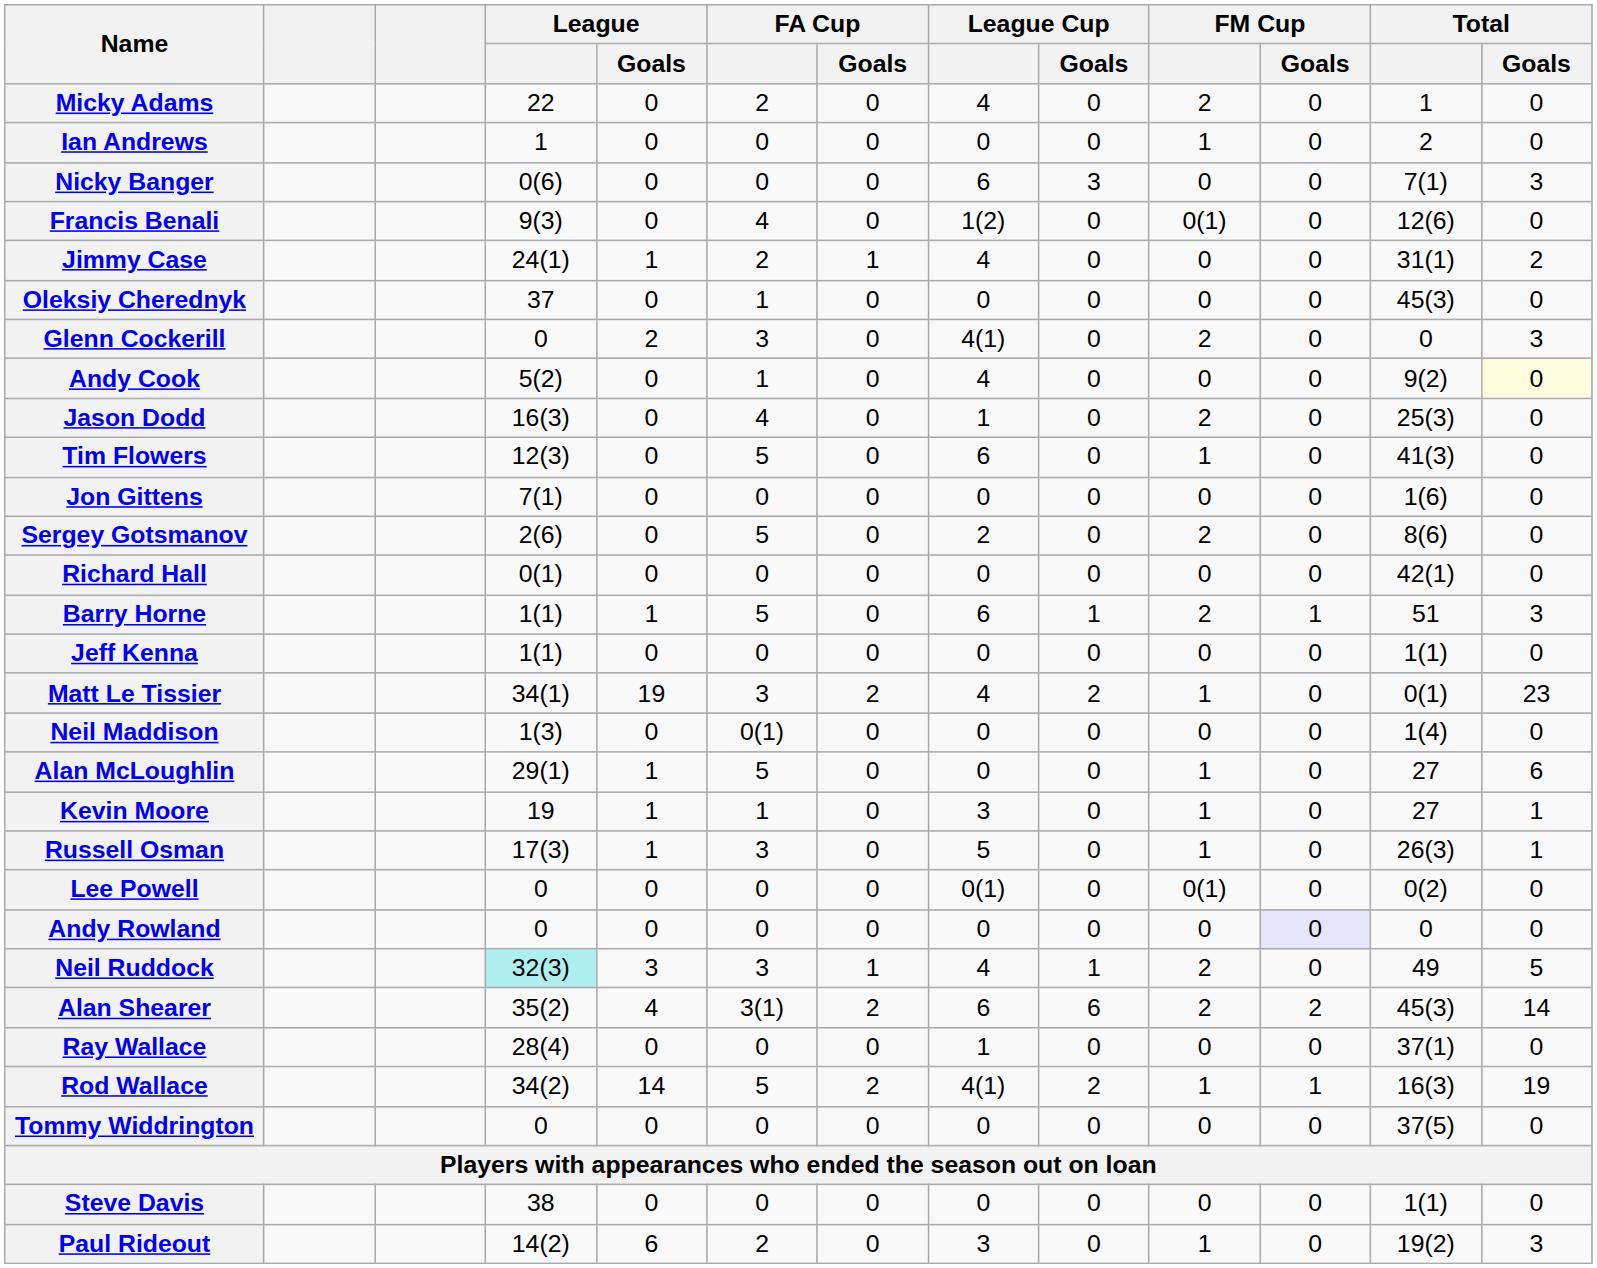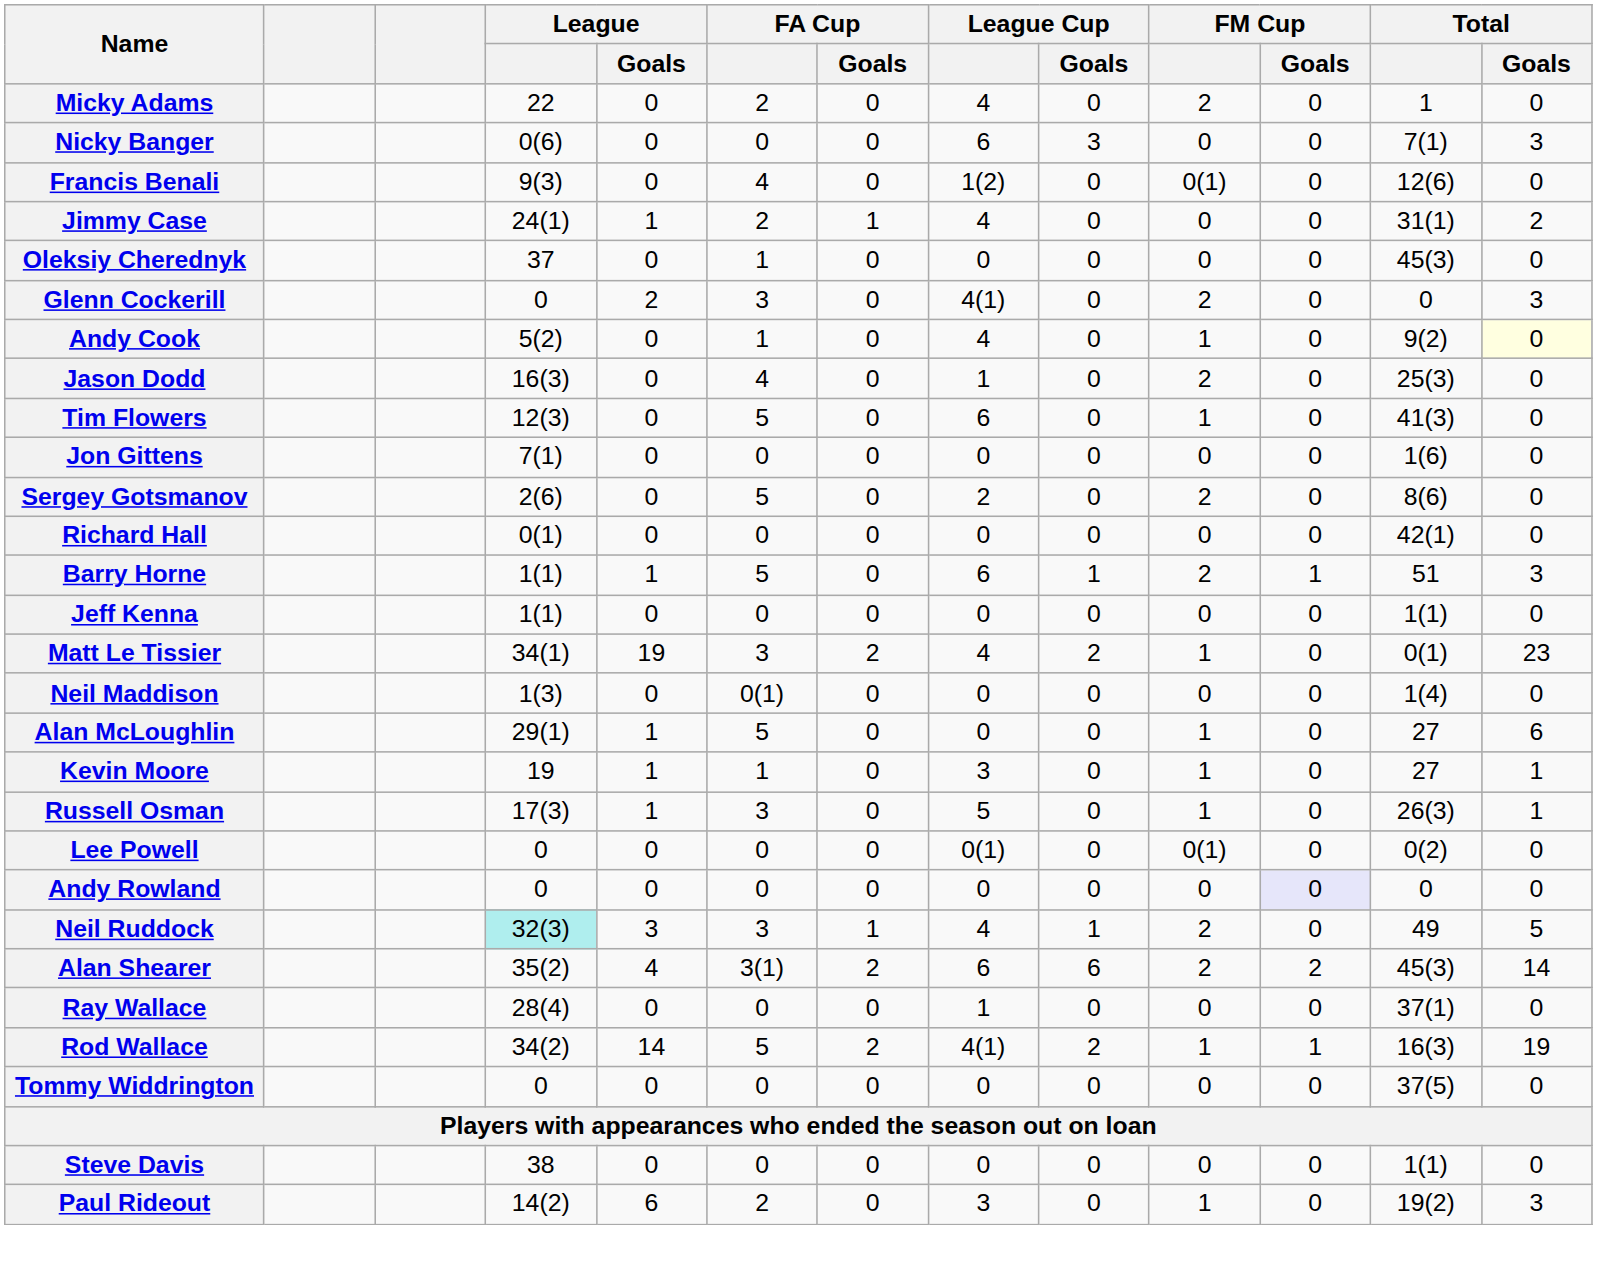- row: (134, 142)
(1205, 378) 0 -> (1205, 338) 1
